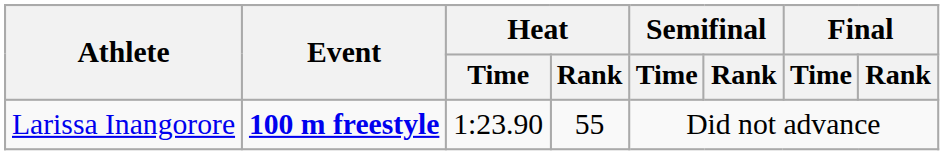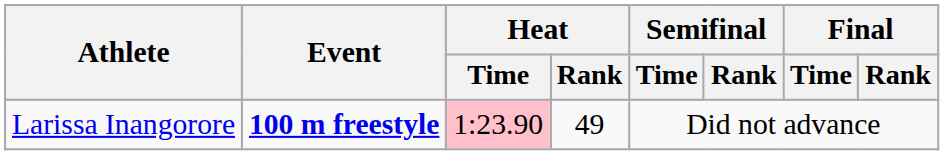(498, 124) no background -> (498, 124) pink background
(590, 124) 55 -> (590, 124) 49
